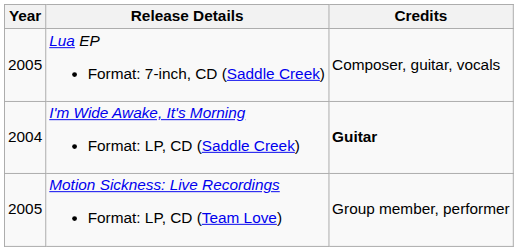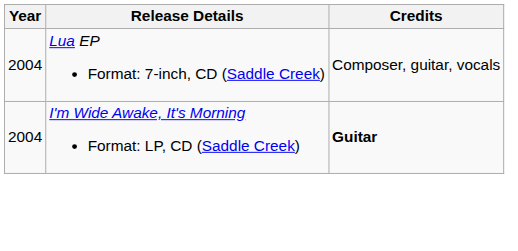(25, 65) 2005 -> (25, 65) 2004
- row: (187, 202)
